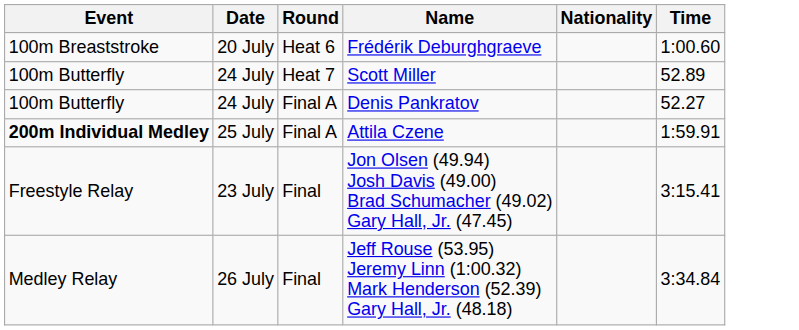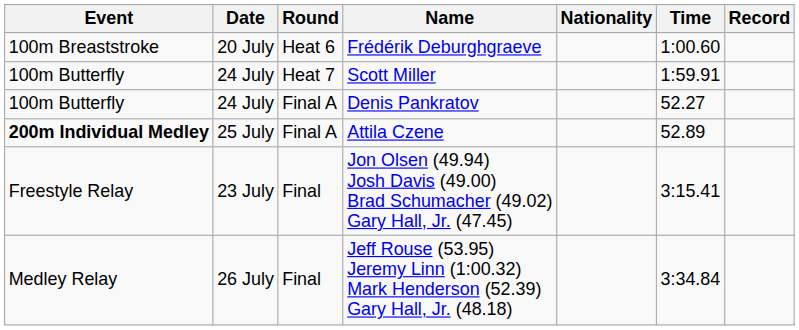+ column: (759, 18)
(683, 75) 52.89 -> (690, 75) 1:59.91
(690, 132) 1:59.91 -> (683, 132) 52.89
